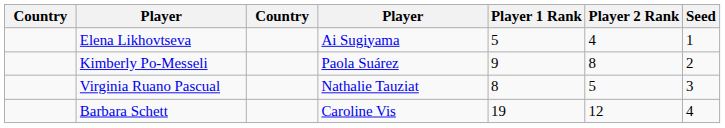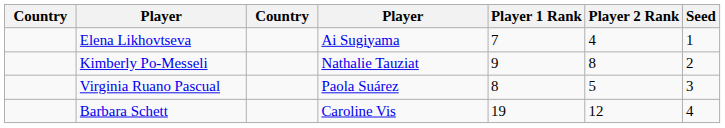(495, 39) 5 -> (495, 39) 7
(360, 63) Paola Suárez -> (370, 63) Nathalie Tauziat
(370, 87) Nathalie Tauziat -> (360, 87) Paola Suárez
